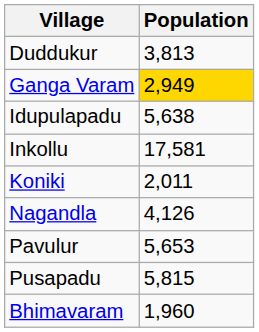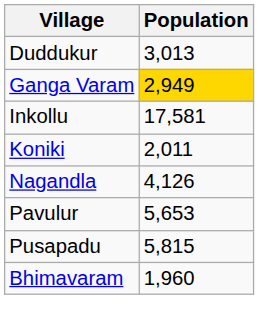(169, 52) 3,813 -> (169, 52) 3,013
- row: (65, 117)
